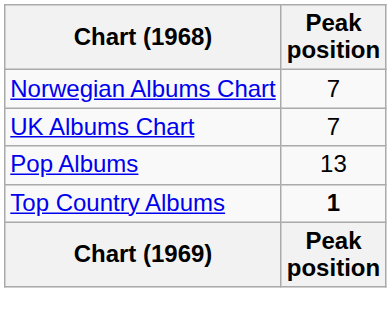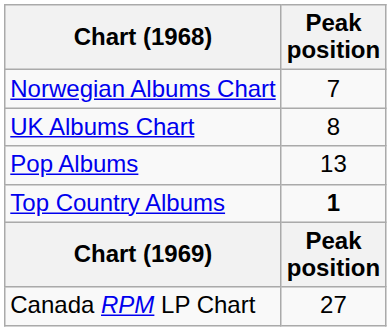(333, 126) 7 -> (333, 126) 8
+ row: (133, 305)
